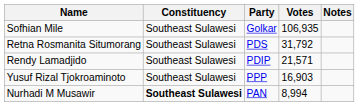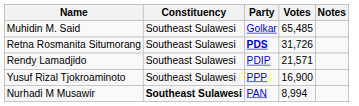- row: (35, 28)
+ row: (43, 28)
(257, 45) normal -> (257, 45) bold
(297, 45) 31,792 -> (297, 45) 31,726
(297, 77) 16,903 -> (297, 77) 16,900
